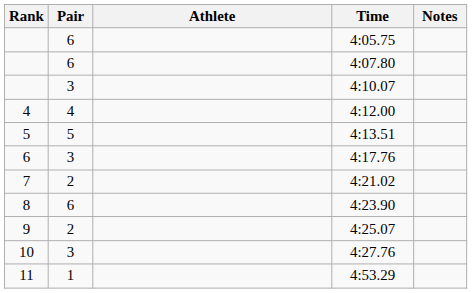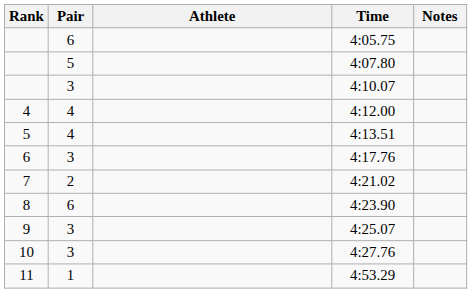(71, 63) 6 -> (71, 63) 5
(71, 134) 5 -> (71, 134) 4
(71, 228) 2 -> (71, 228) 3
